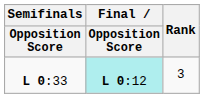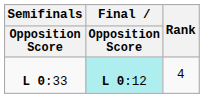(181, 75) 3 -> (181, 75) 4
